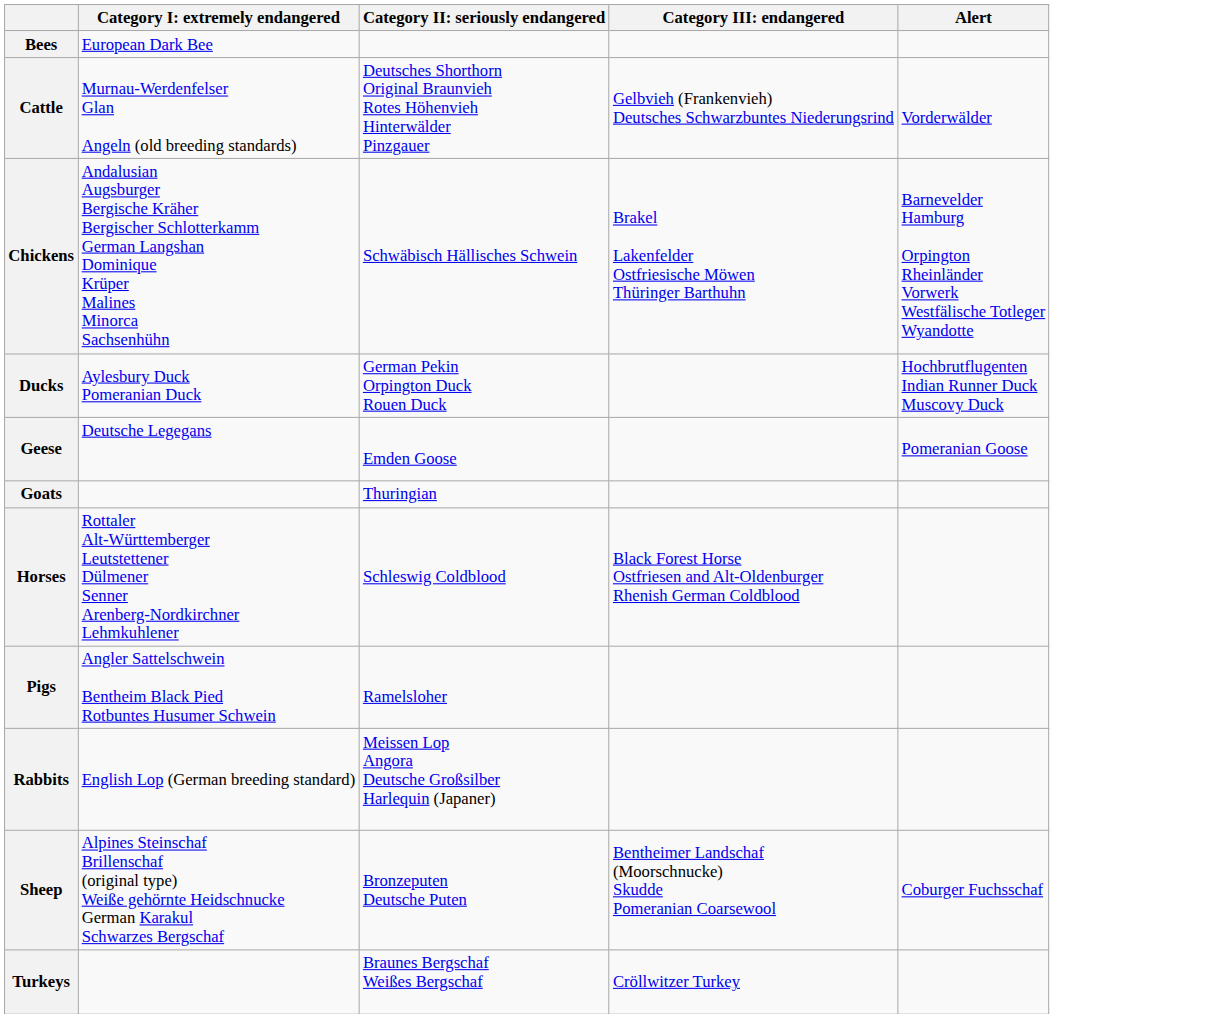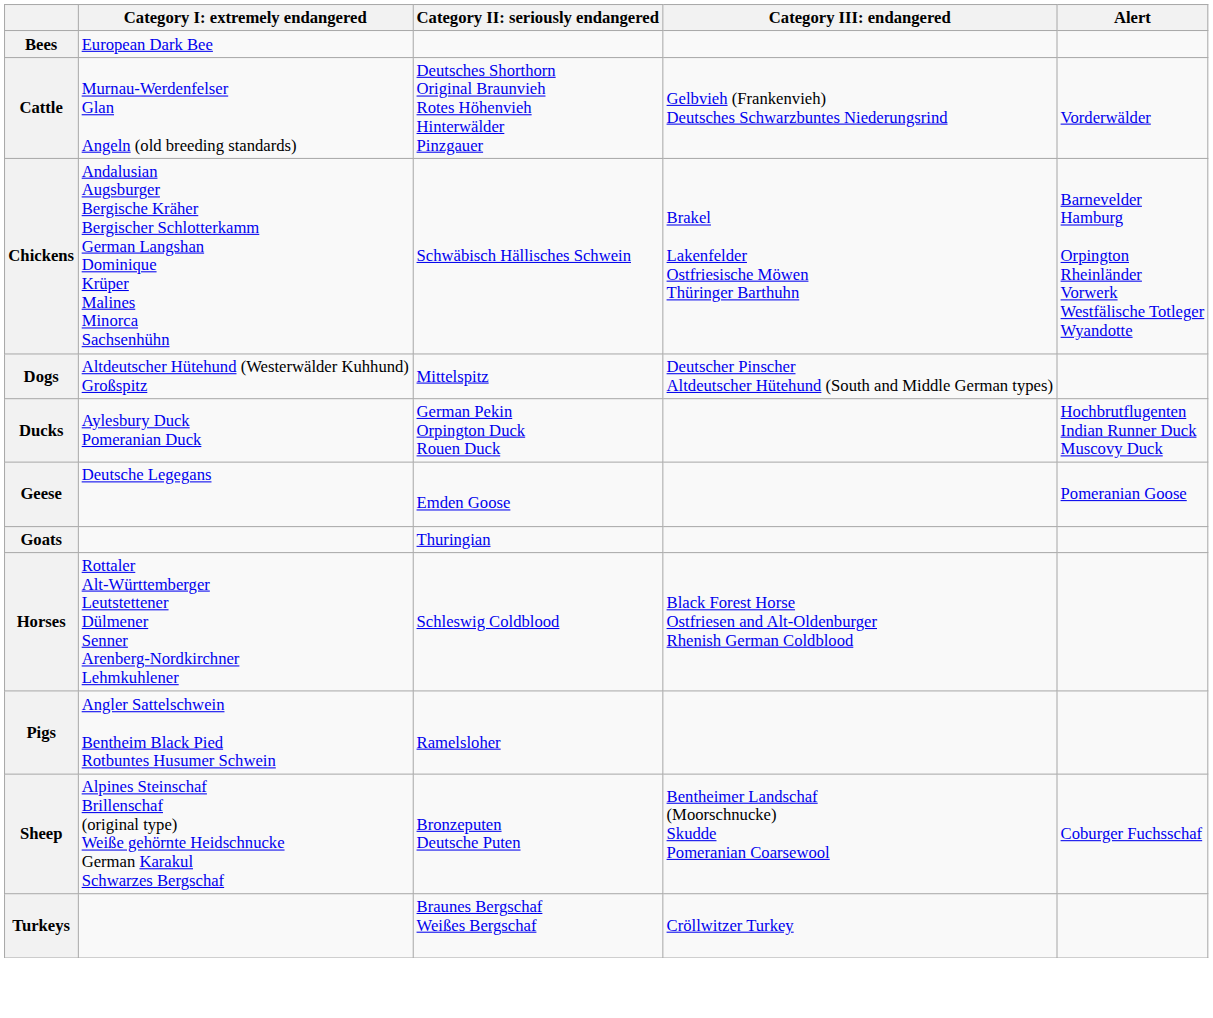+ row: (41, 375)
- row: (41, 779)
